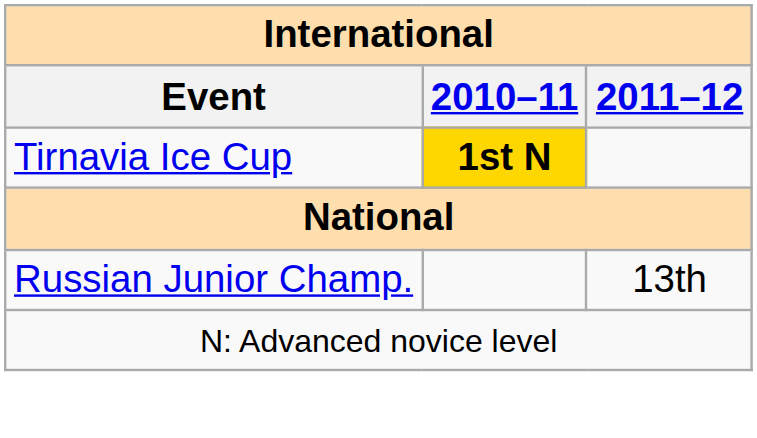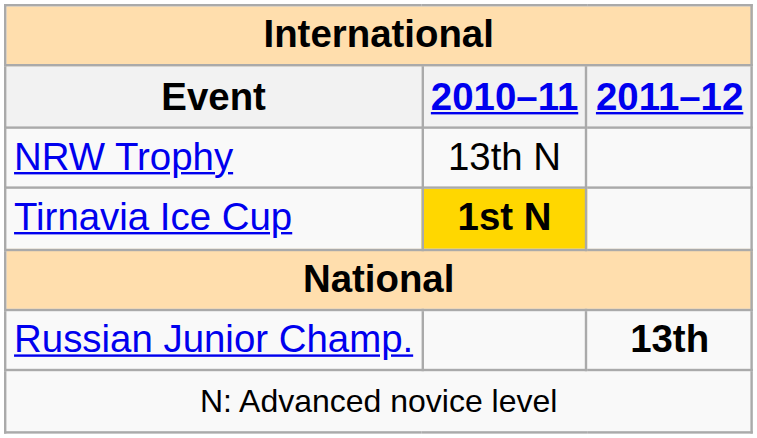+ row: (124, 156)
(670, 278) normal -> (670, 339) bold
